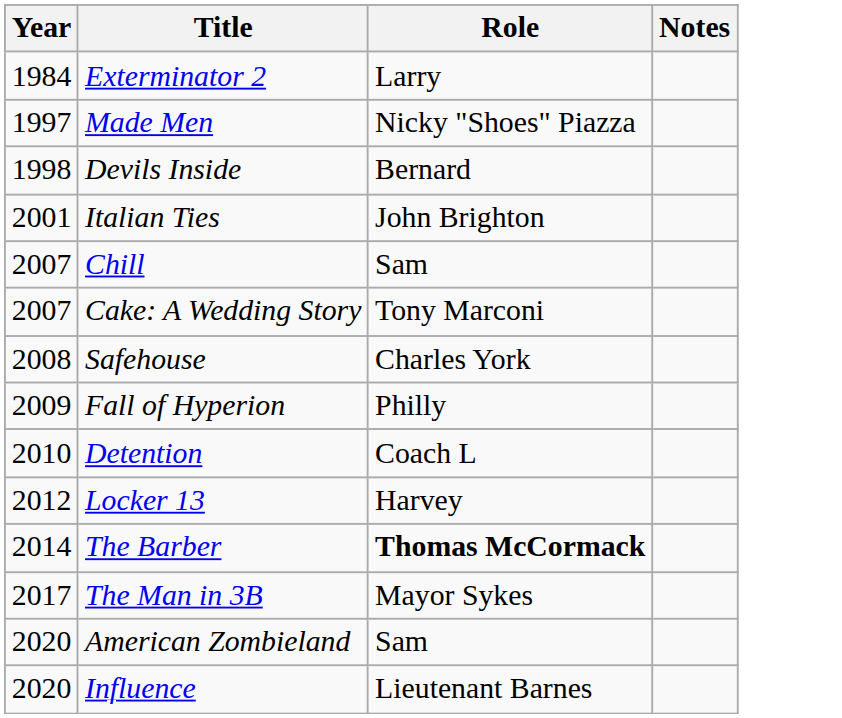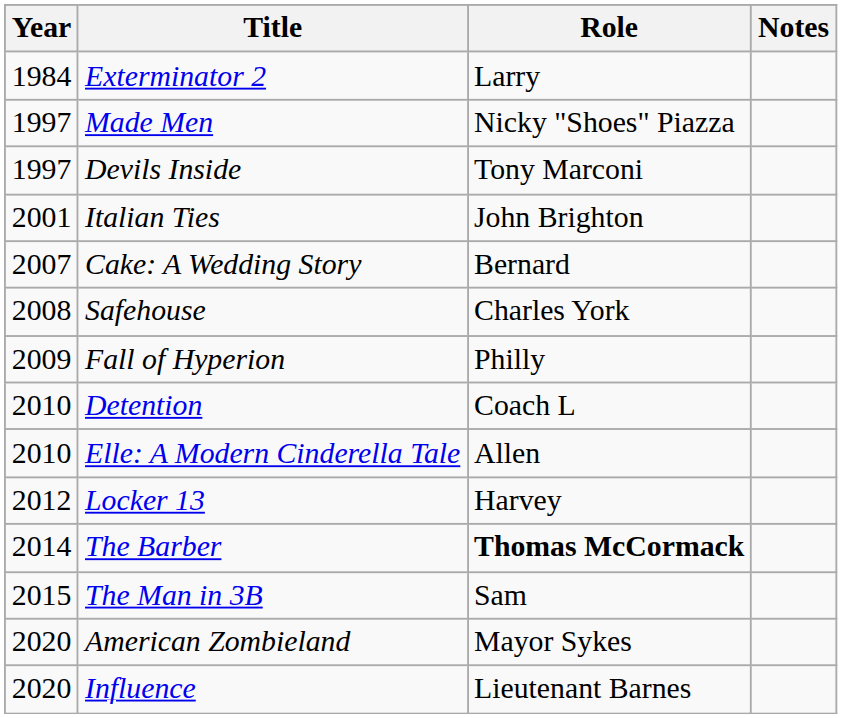(42, 169) 1998 -> (42, 169) 1997
(423, 169) Bernard -> (559, 169) Tony Marconi
- row: (115, 264)
(460, 311) Tony Marconi -> (522, 264) Bernard
+ row: (273, 452)
(42, 594) 2017 -> (42, 594) 2015
(454, 594) Mayor Sykes -> (500, 594) Sam
(402, 641) Sam -> (553, 641) Mayor Sykes
